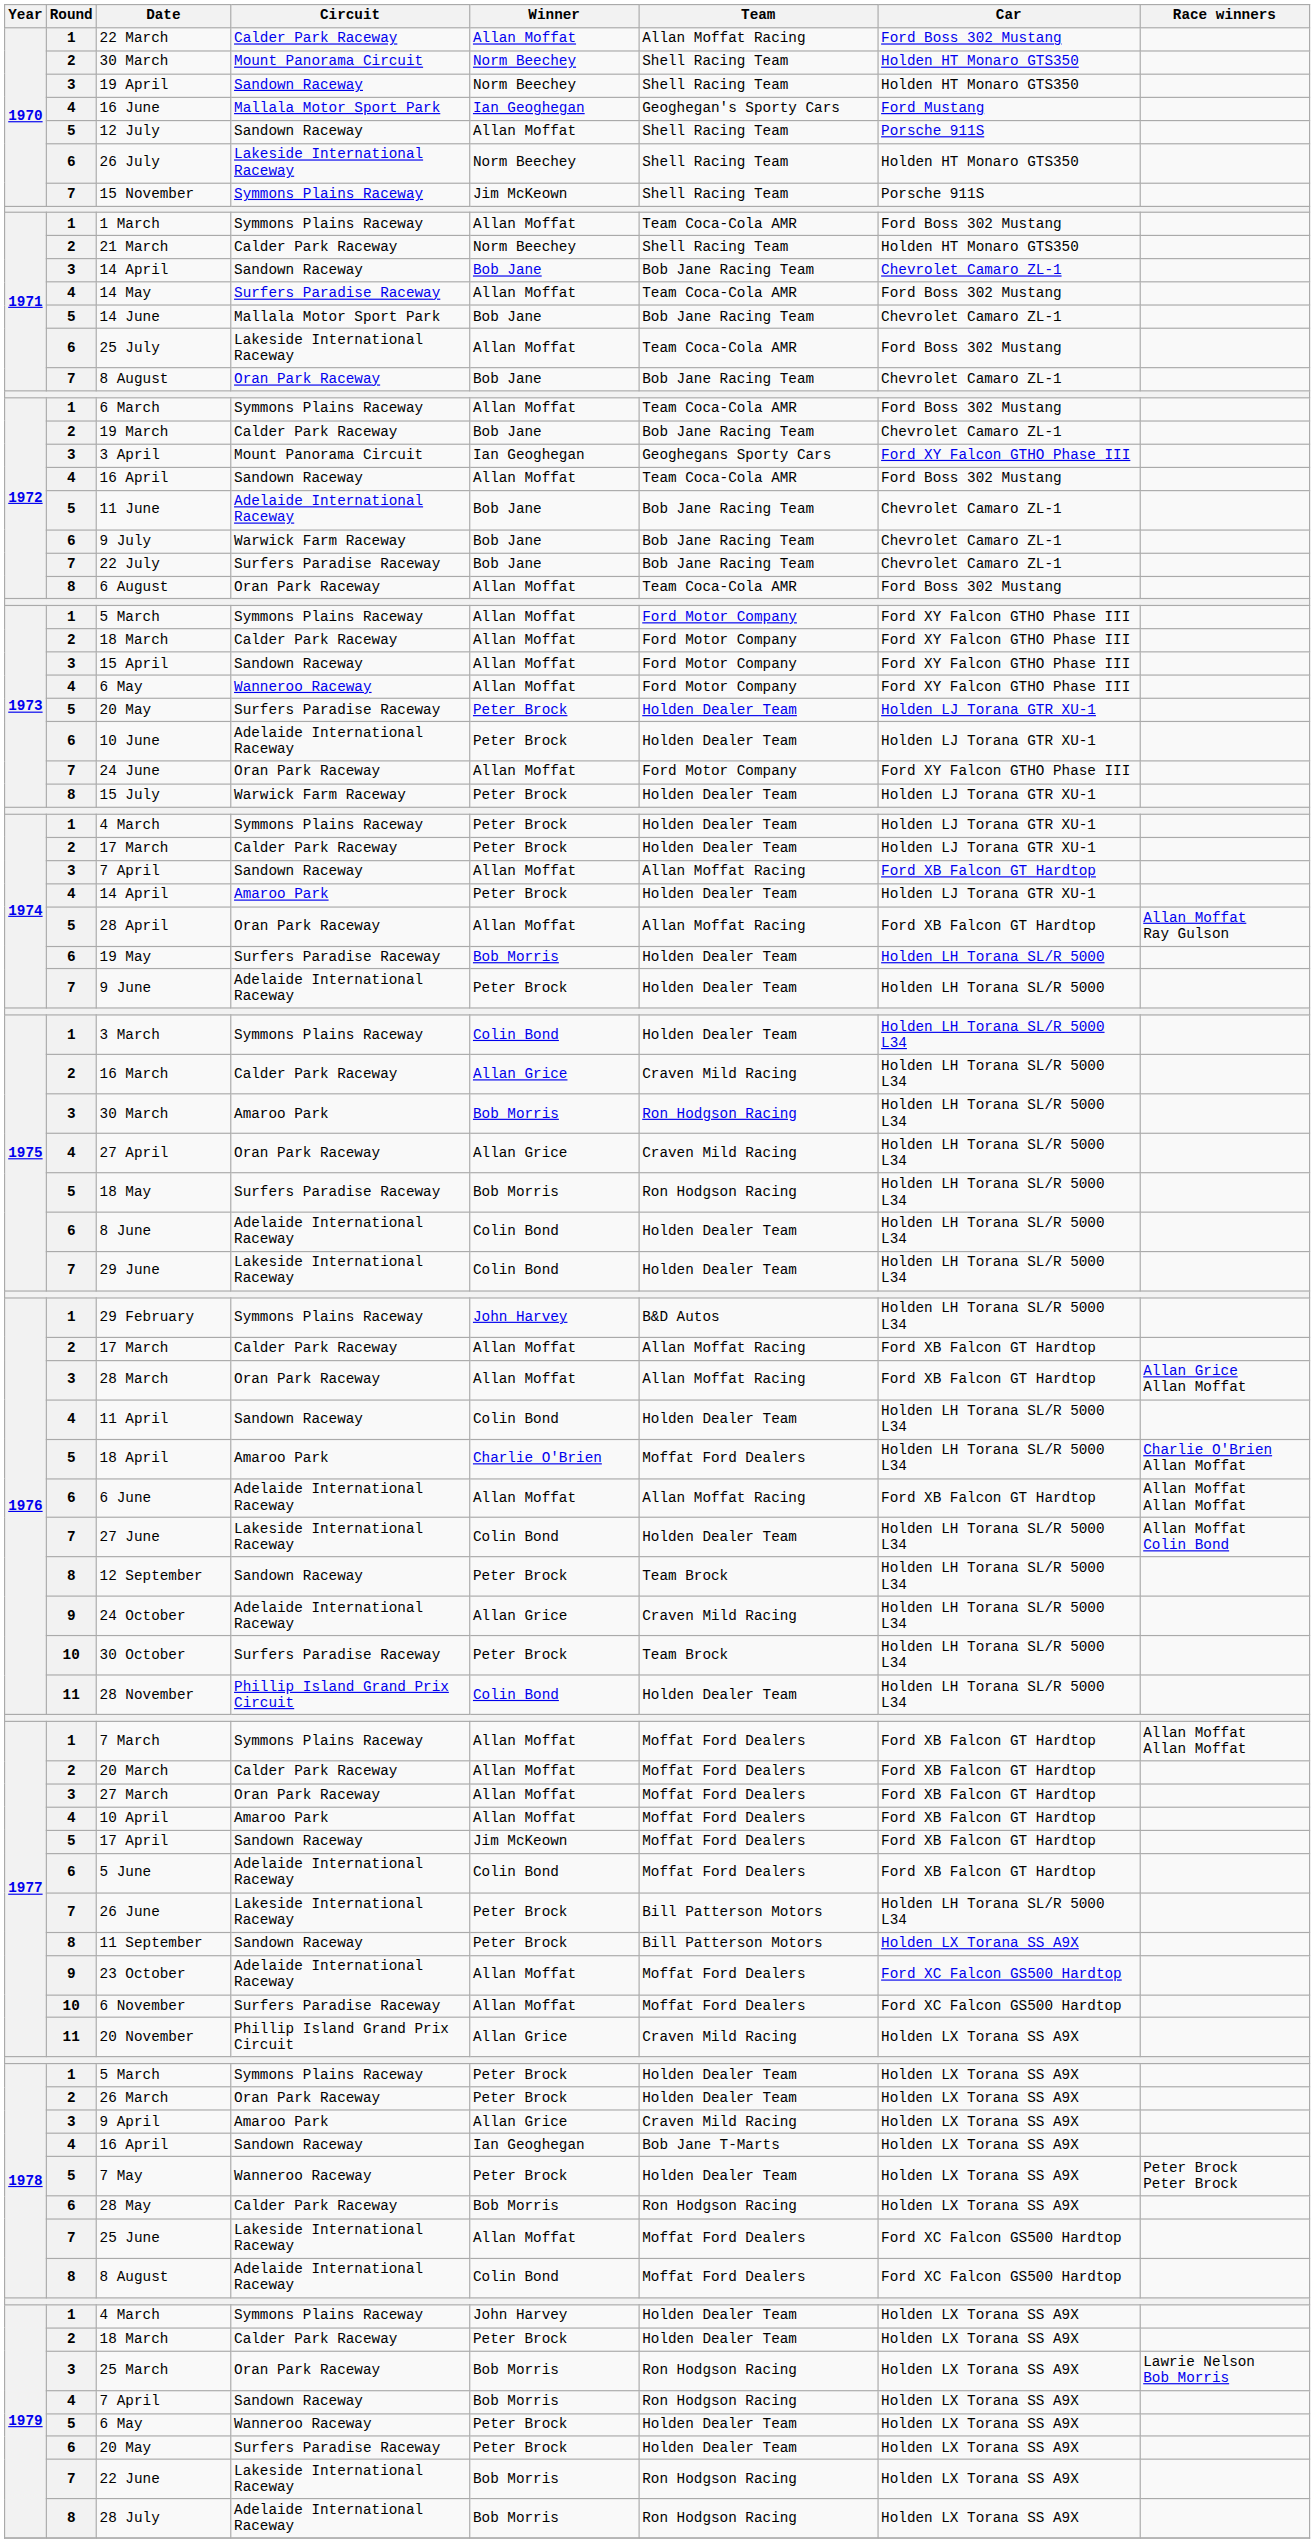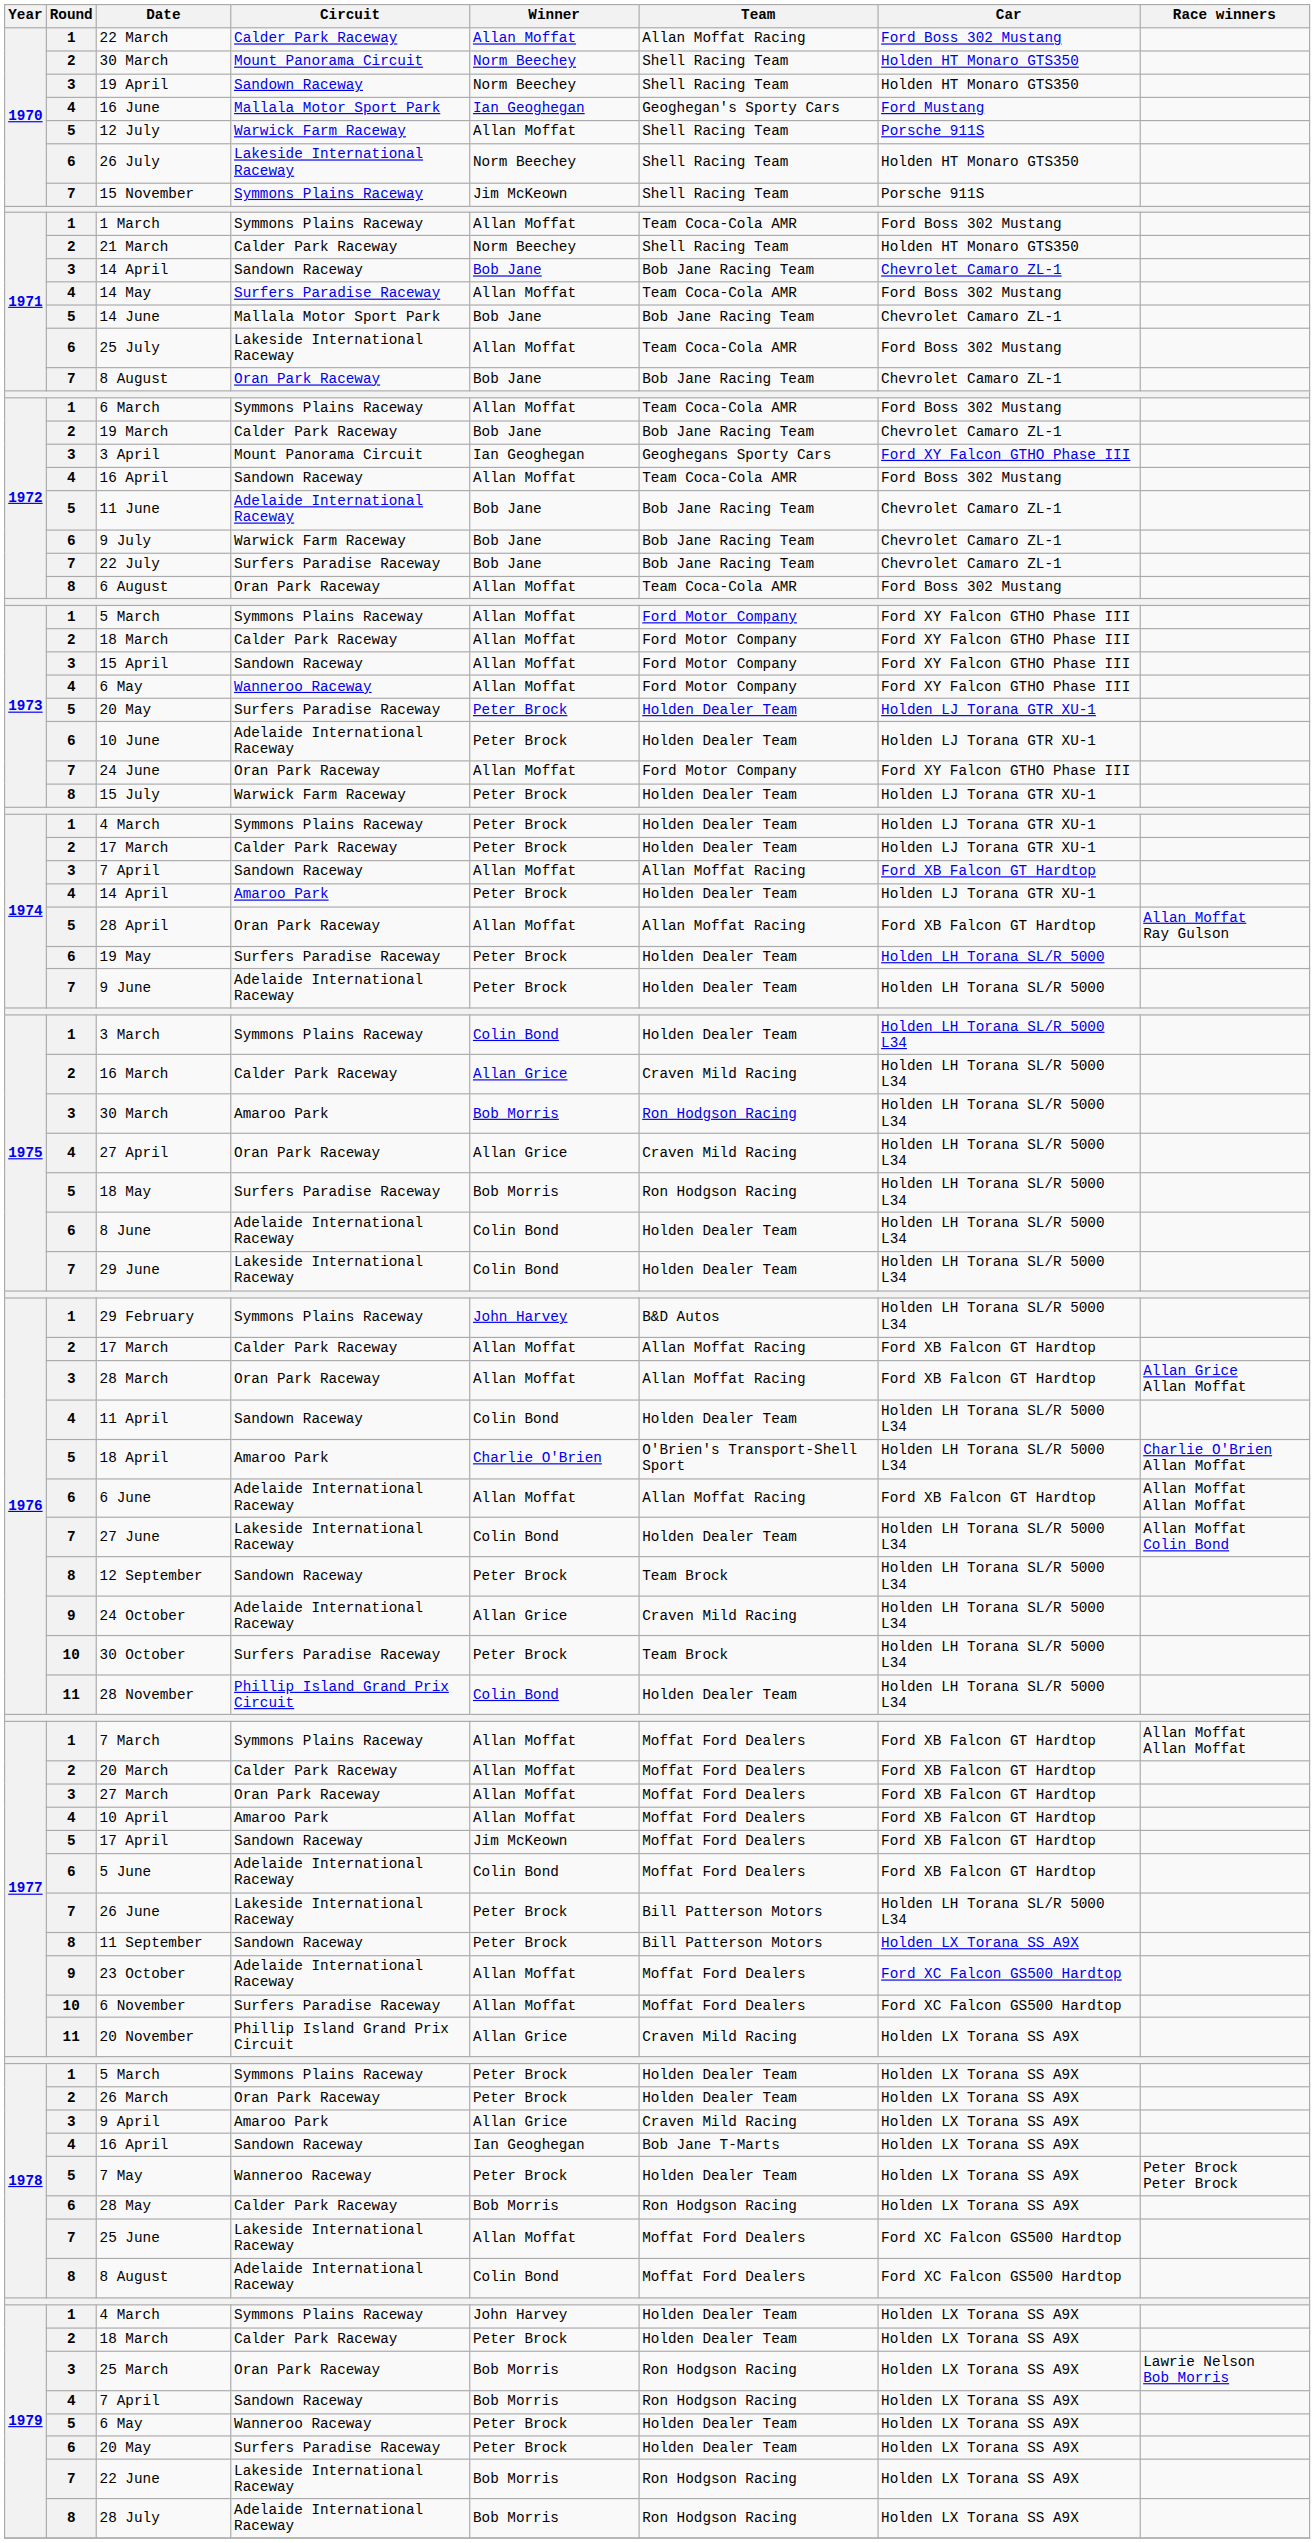(299, 132) Sandown Raceway -> (320, 132) Warwick Farm Raceway
(516, 958) Bob Morris -> (520, 958) Peter Brock
(724, 1459) Moffat Ford Dealers -> (750, 1459) O'Brien's Transport-Shell Sport
